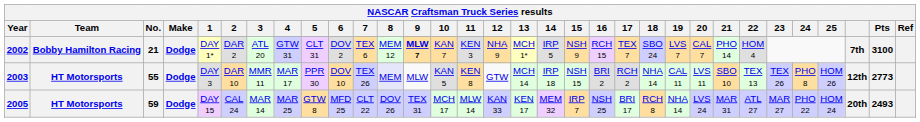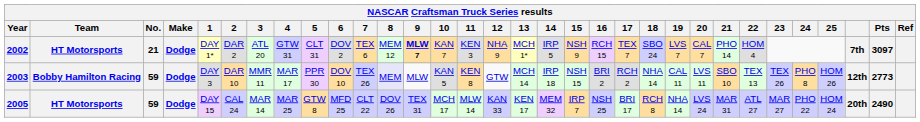(87, 50) Bobby Hamilton Racing -> (87, 50) HT Motorsports
(882, 50) 3100 -> (882, 50) 3097
(87, 77) HT Motorsports -> (87, 77) Bobby Hamilton Racing
(153, 77) 55 -> (153, 77) 59
(882, 104) 2493 -> (882, 104) 2490
